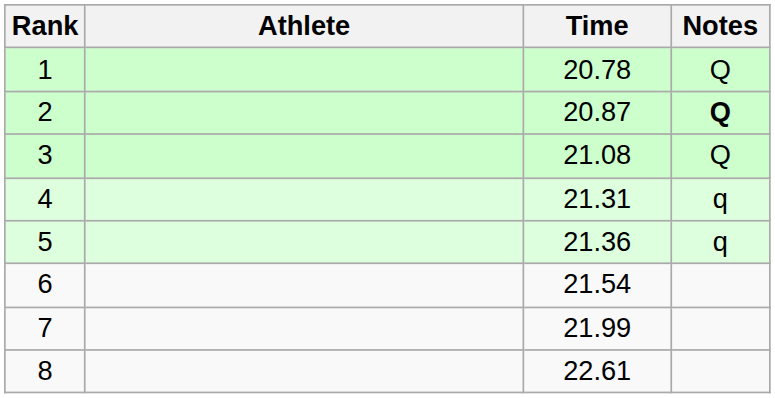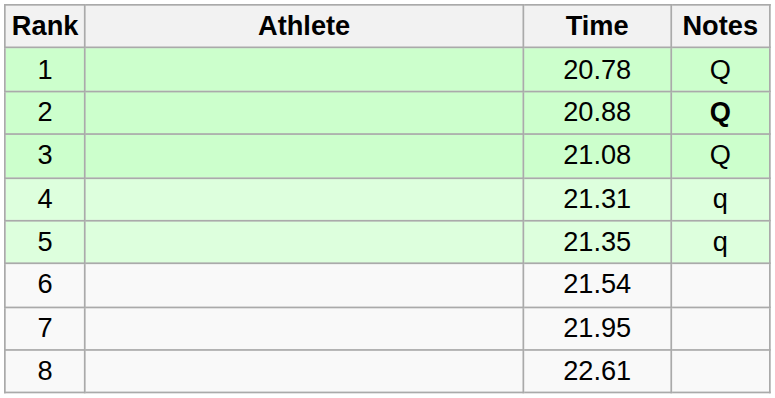(597, 112) 20.87 -> (597, 112) 20.88
(597, 241) 21.36 -> (597, 241) 21.35
(597, 328) 21.99 -> (597, 328) 21.95
